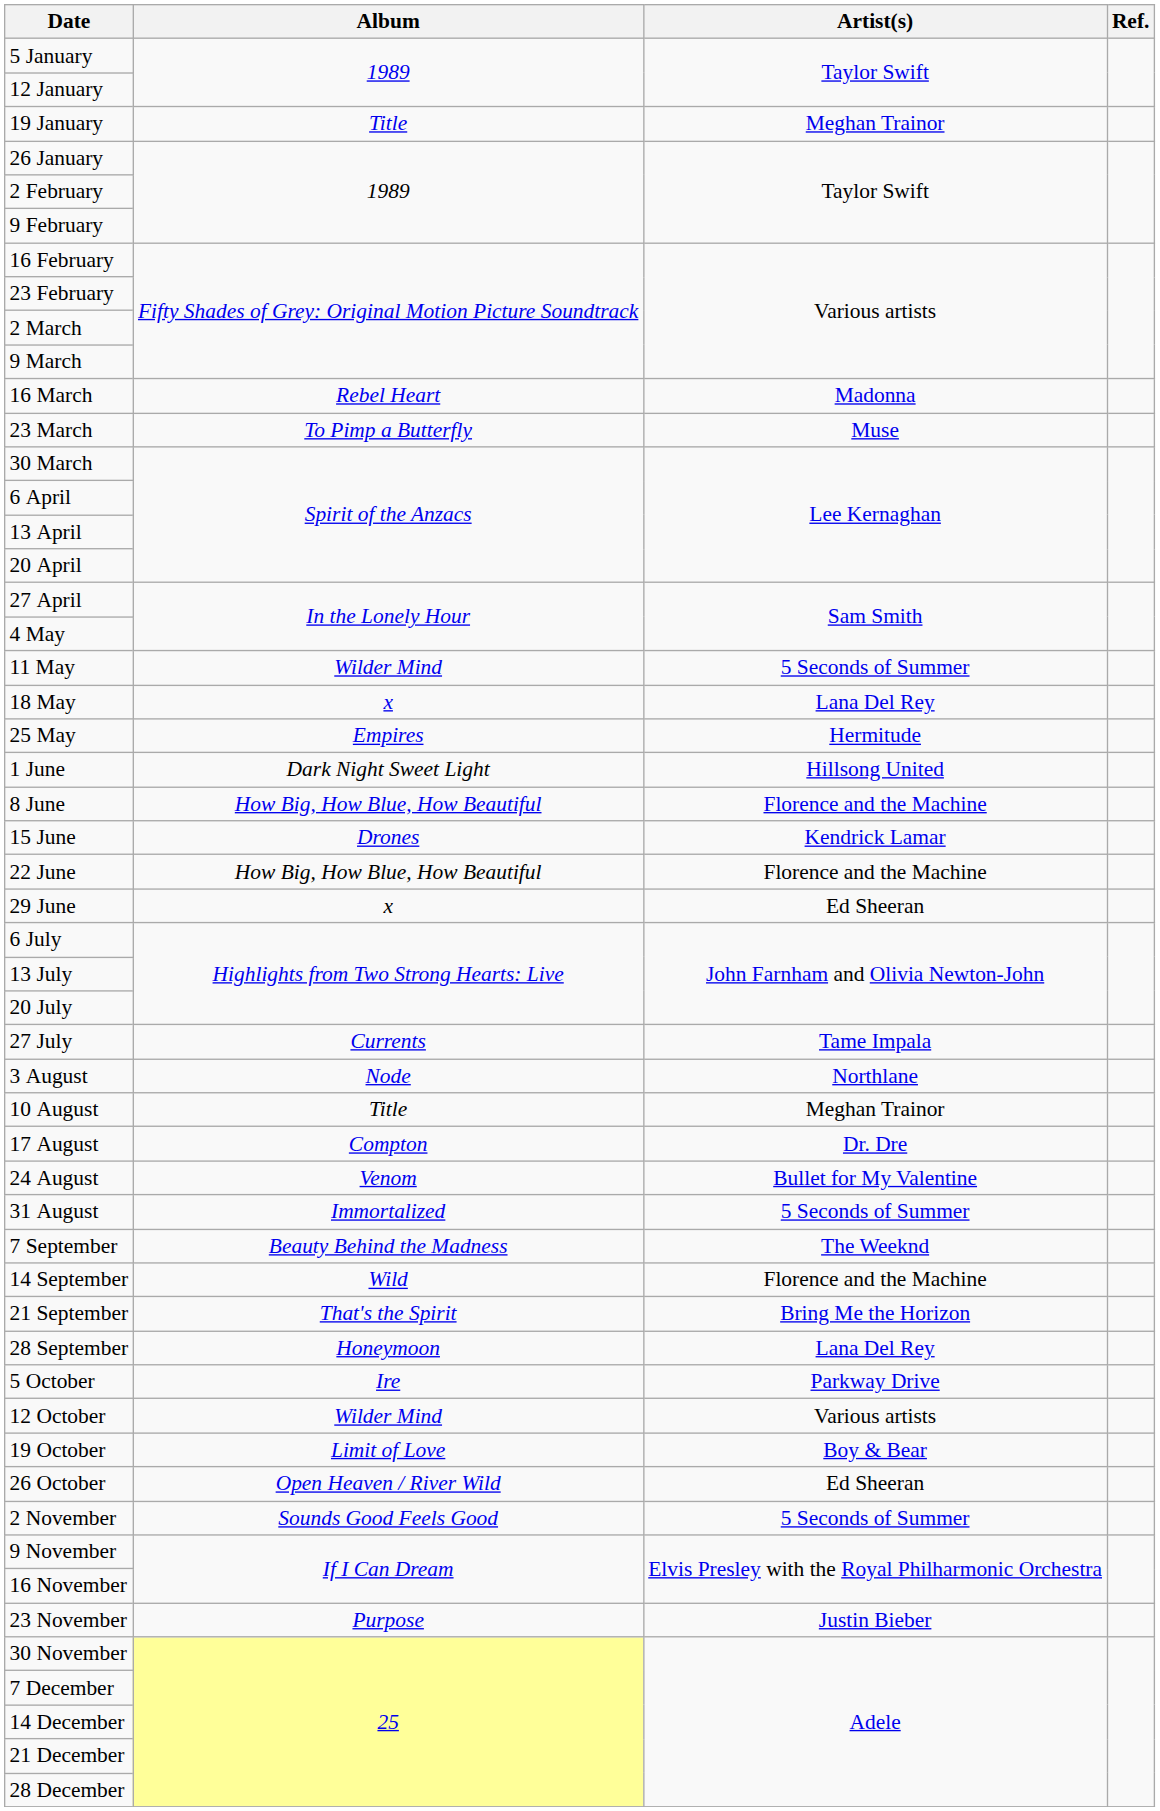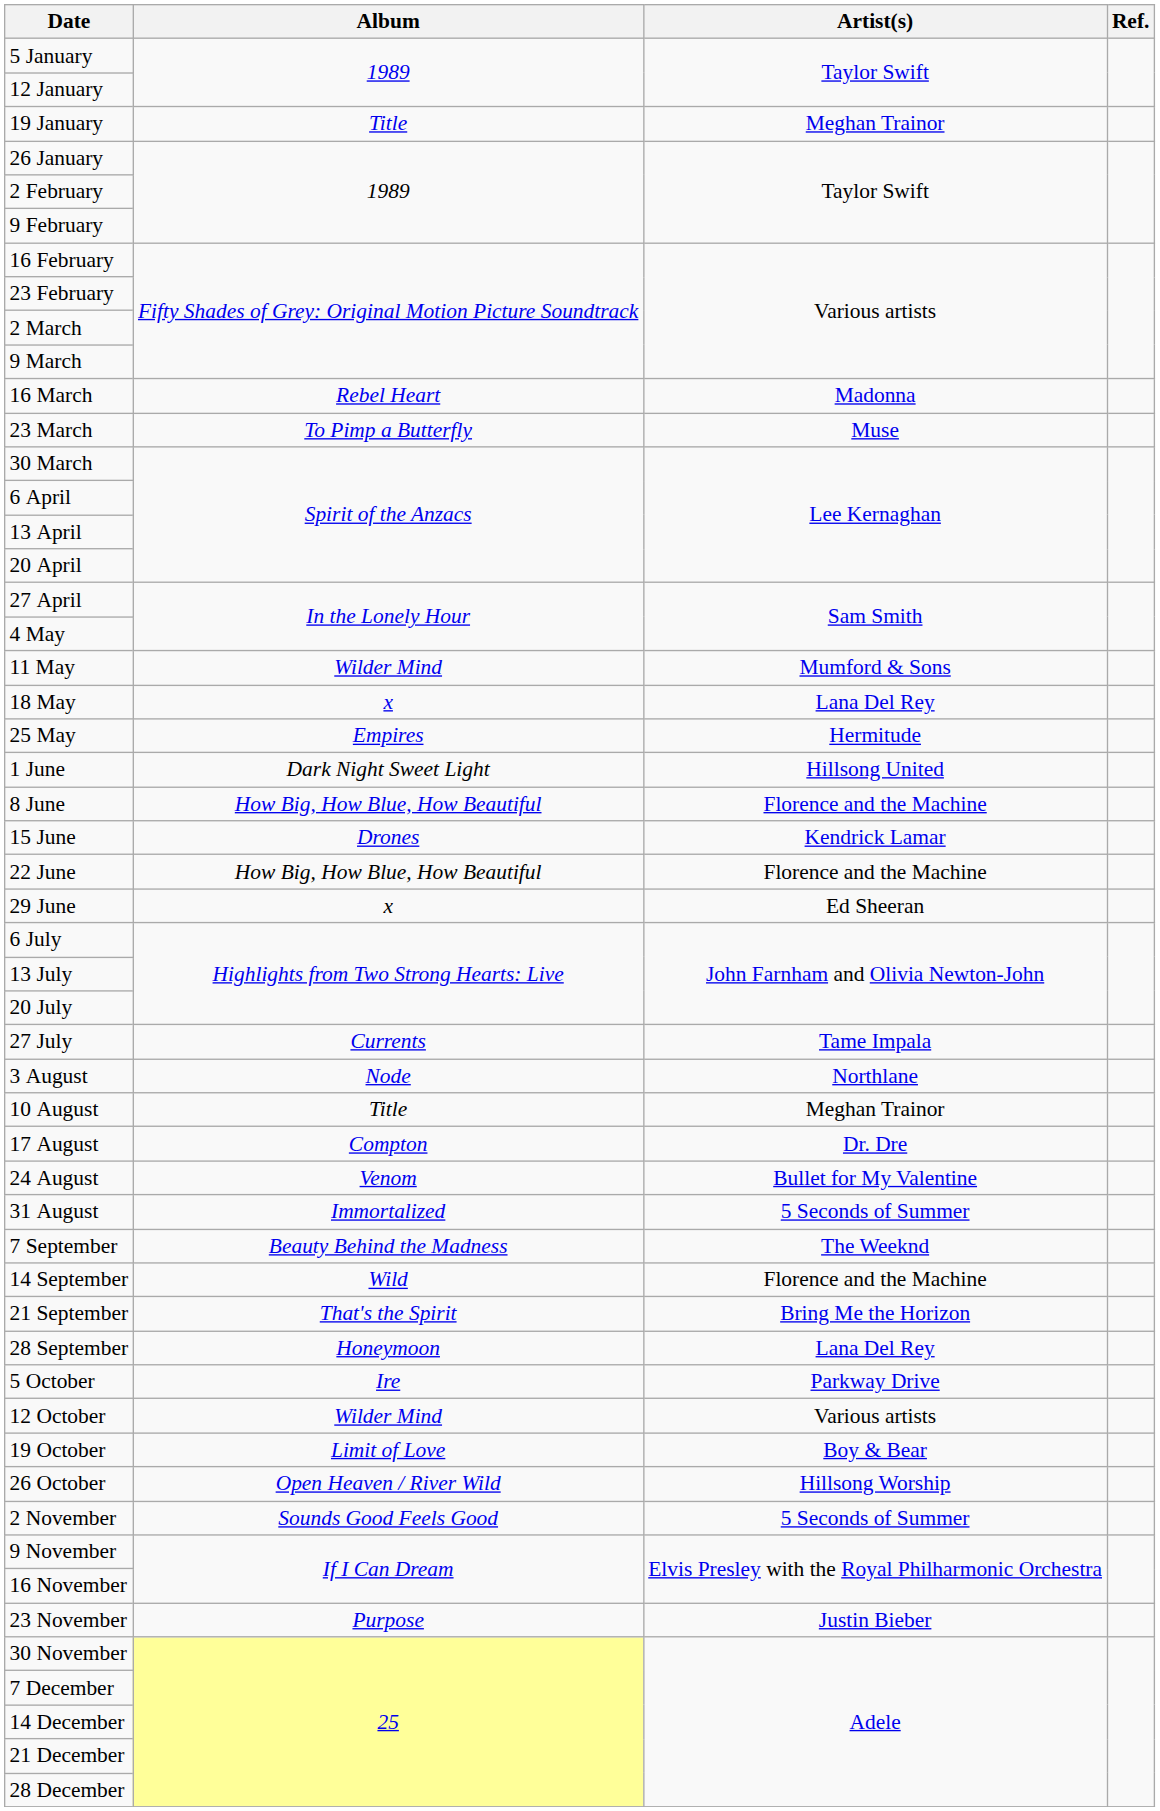(875, 667) 5 Seconds of Summer -> (875, 667) Mumford & Sons
(875, 1483) Ed Sheeran -> (875, 1483) Hillsong Worship
